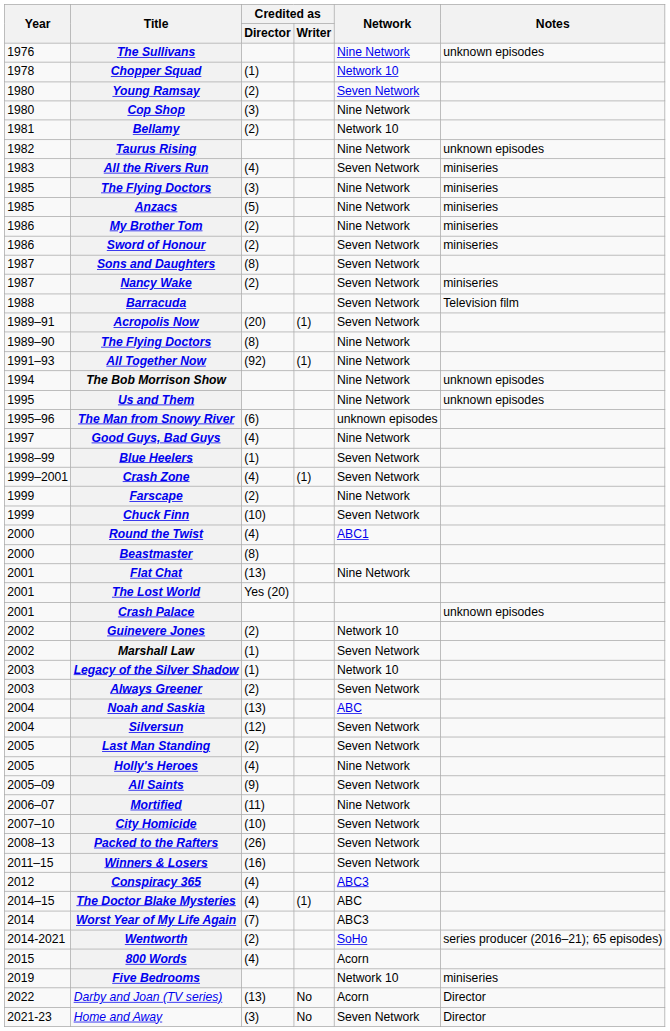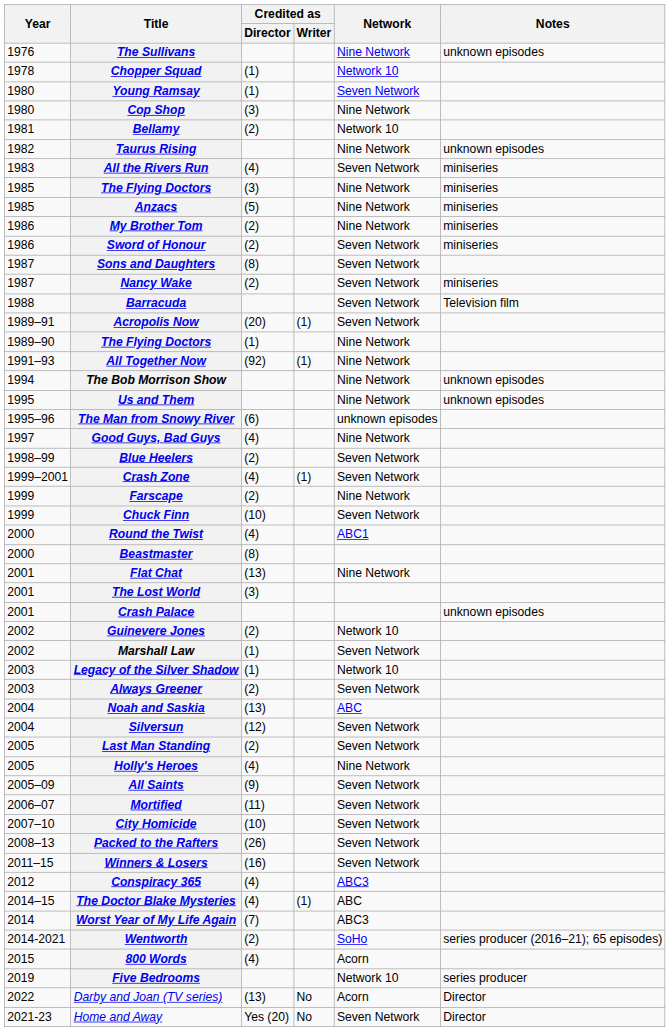(252, 91) (2) -> (252, 91) (1)
(252, 341) (8) -> (252, 341) (1)
(252, 457) (1) -> (252, 457) (2)
(267, 592) Yes (20) -> (252, 592) (3)
(373, 804) Nine Network -> (378, 804) Seven Network
(471, 978) miniseries -> (485, 978) series producer
(252, 1016) (3) -> (267, 1016) Yes (20)
